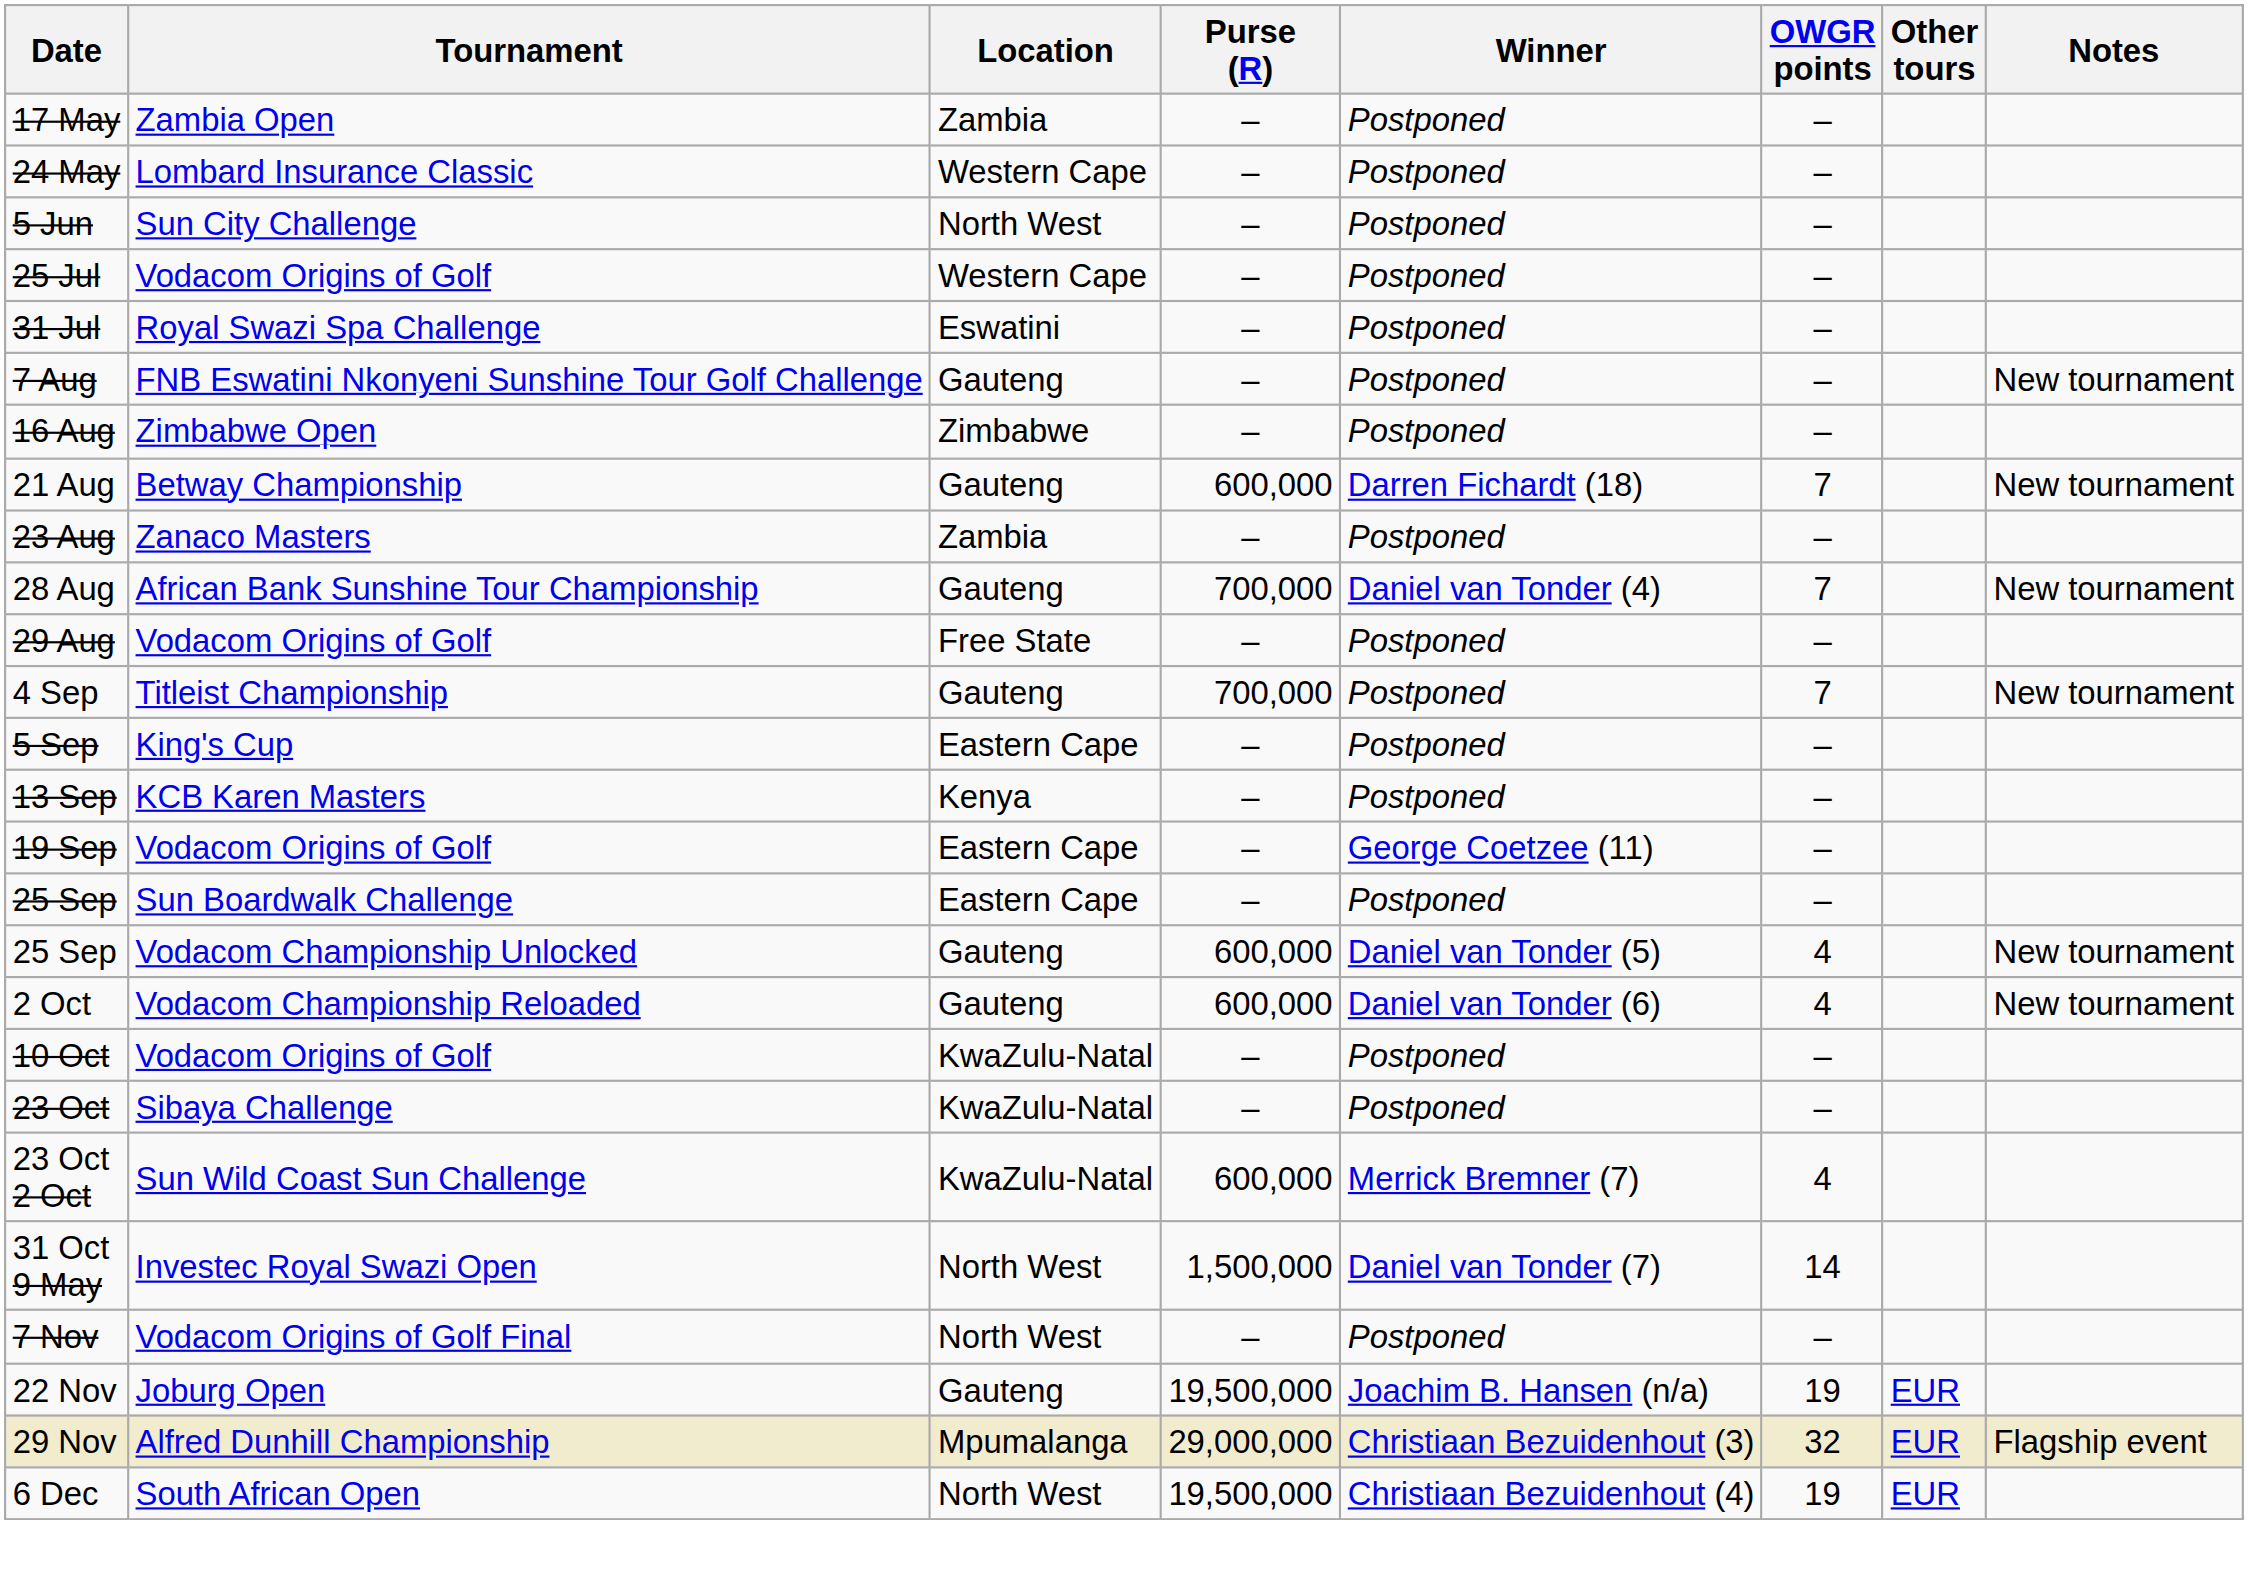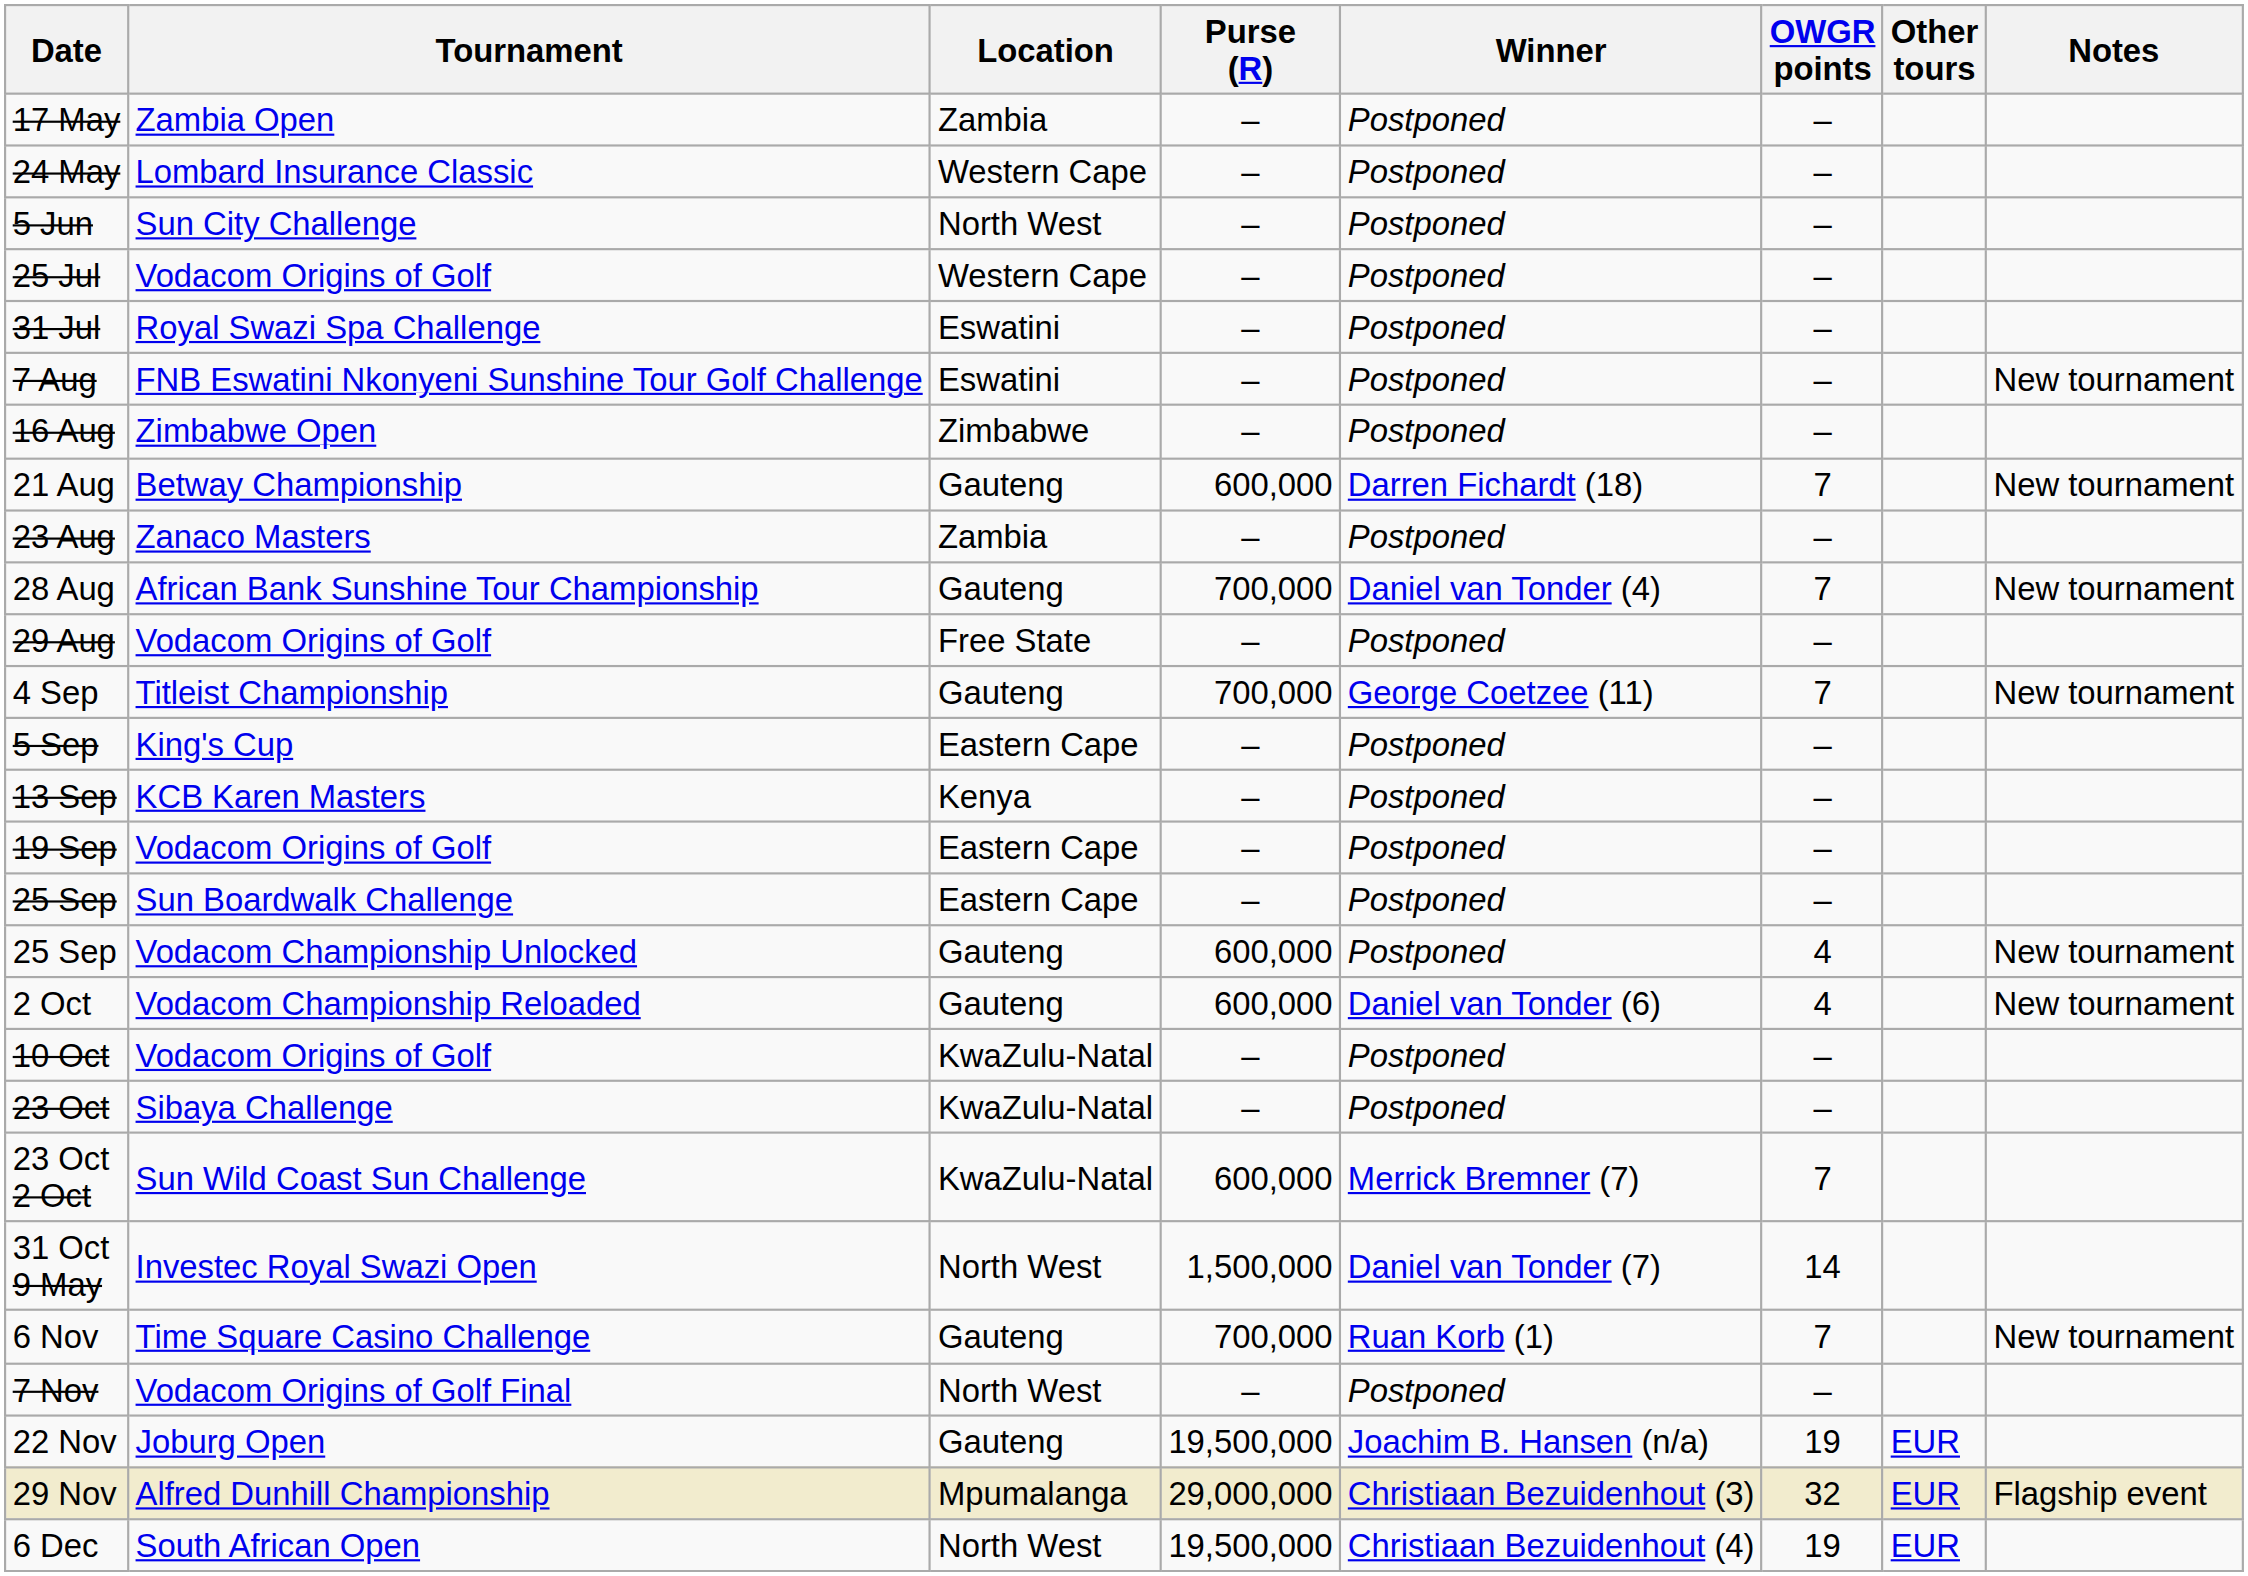(1001, 380) Gauteng -> (999, 380) Eswatini
(1426, 692) Postponed -> (1501, 692) George Coetzee (11)
(1501, 848) George Coetzee (11) -> (1426, 848) Postponed
(1504, 952) Daniel van Tonder (5) -> (1426, 952) Postponed
(1823, 1178) 4 -> (1823, 1178) 7
+ row: (56, 1337)
